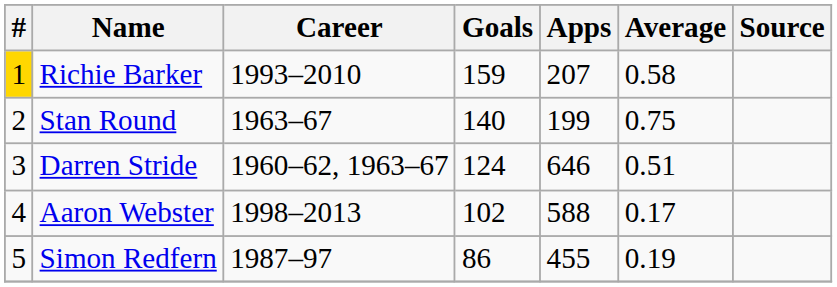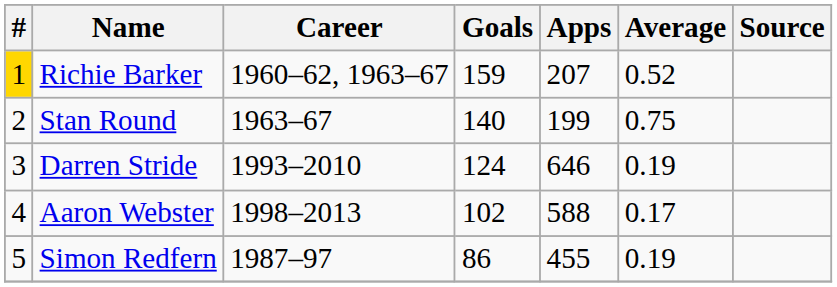(296, 73) 1993–2010 -> (339, 73) 1960–62, 1963–67
(650, 73) 0.58 -> (650, 73) 0.52
(339, 166) 1960–62, 1963–67 -> (296, 166) 1993–2010
(650, 166) 0.51 -> (650, 166) 0.19
